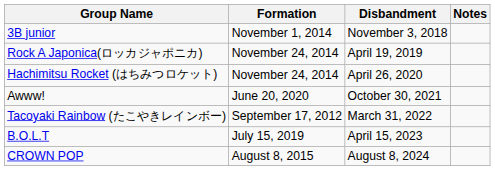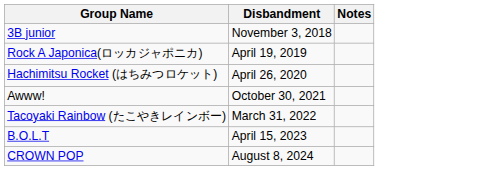- column: (287, 14)
